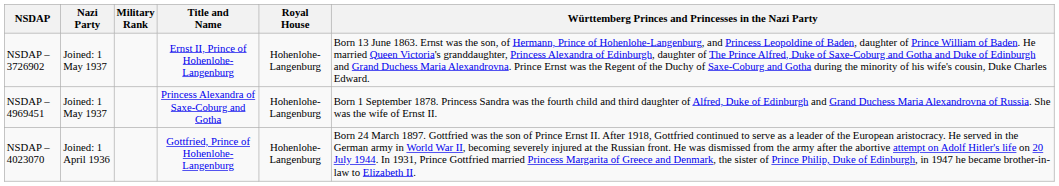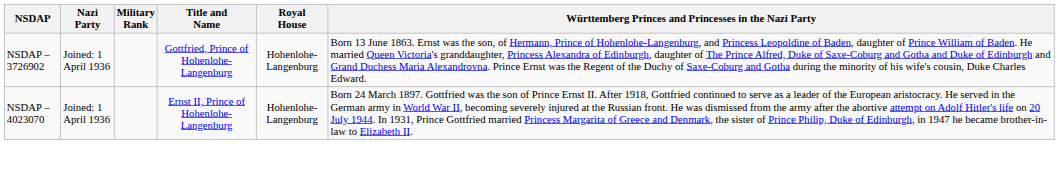(85, 60) Joined: 1 May 1937 -> (87, 60) Joined: 1 April 1936
(208, 60) Ernst II, Prince of Hohenlohe-Langenburg -> (207, 60) Gottfried, Prince of Hohenlohe-Langenburg
- row: (28, 107)
(208, 154) Gottfried, Prince of Hohenlohe-Langenburg -> (207, 113) Ernst II, Prince of Hohenlohe-Langenburg
